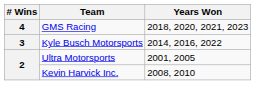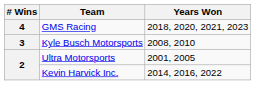(184, 42) 2014, 2016, 2022 -> (171, 42) 2008, 2010
(171, 73) 2008, 2010 -> (184, 73) 2014, 2016, 2022
